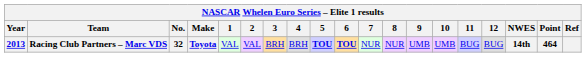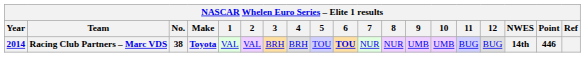(16, 44) 2013 -> (16, 44) 2014
(178, 44) 32 -> (178, 44) 38
(322, 44) bold -> (322, 44) normal
(550, 44) 464 -> (549, 44) 446
